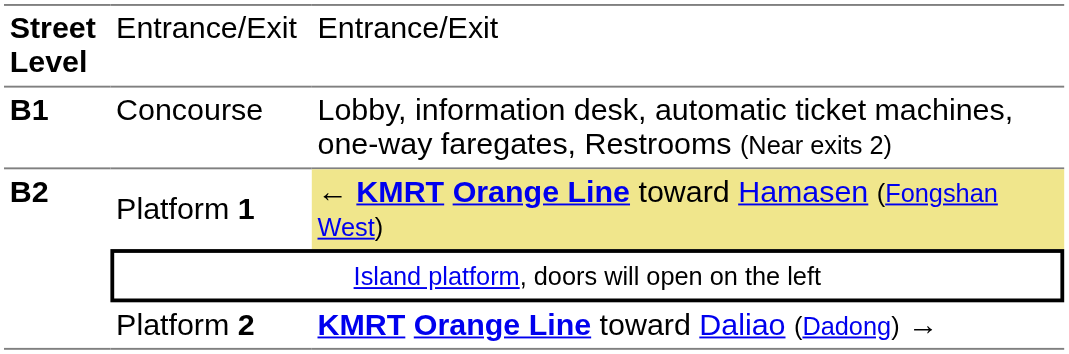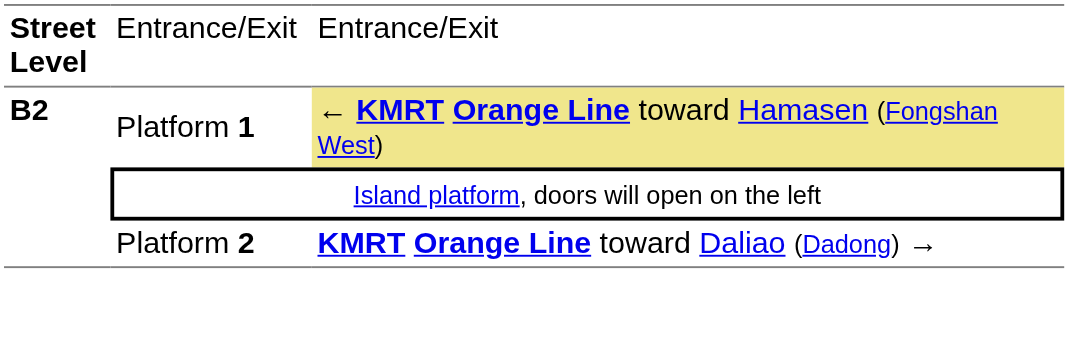- row: (190, 109)
